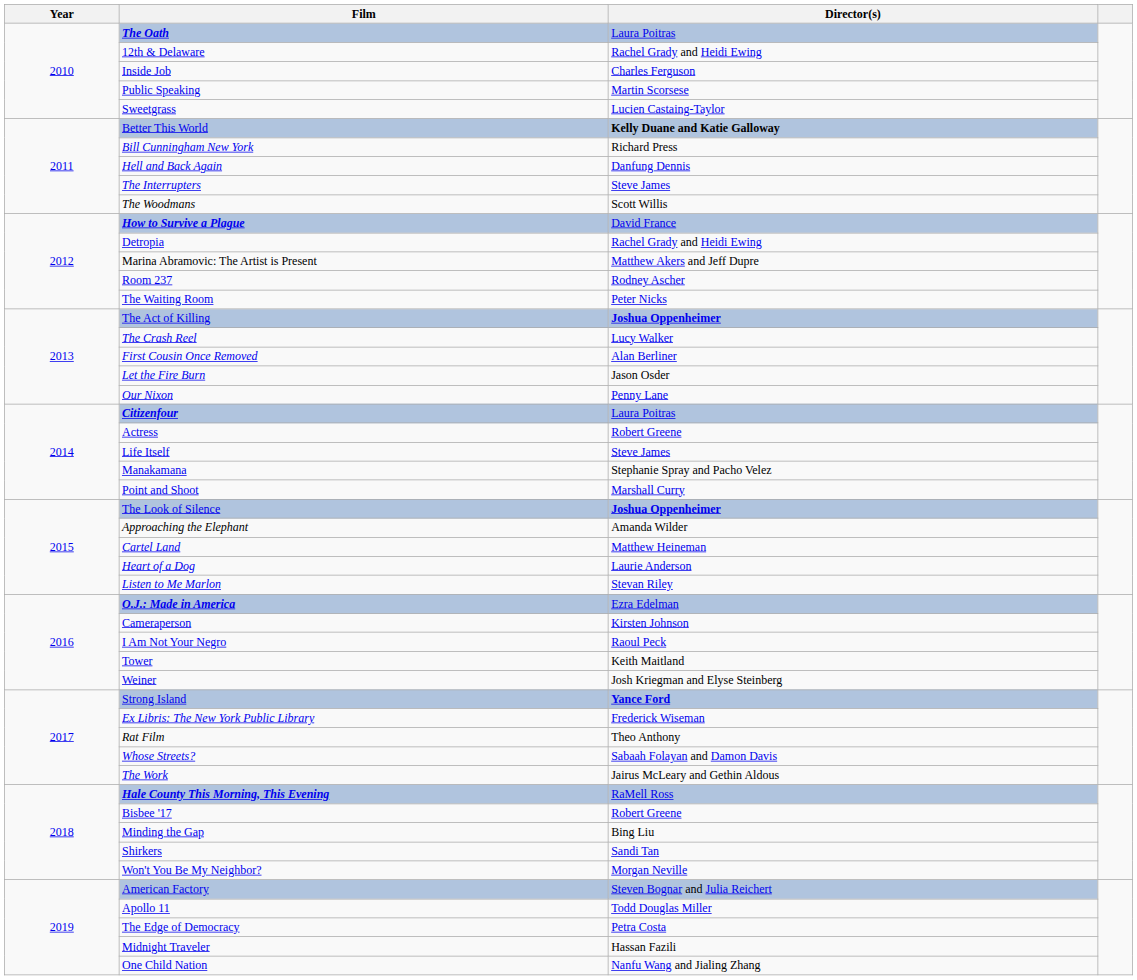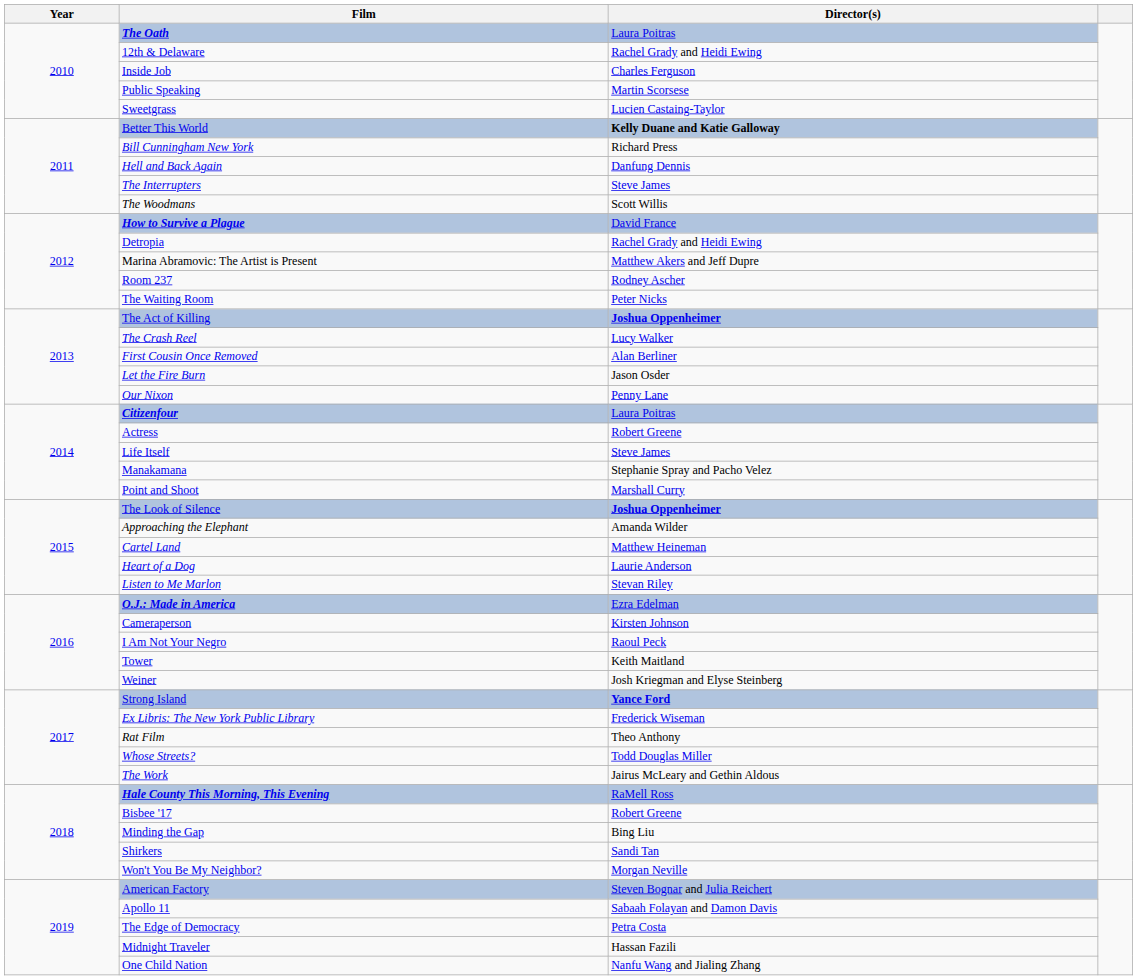(694, 756) Sabaah Folayan and Damon Davis -> (661, 756) Todd Douglas Miller
(661, 908) Todd Douglas Miller -> (694, 908) Sabaah Folayan and Damon Davis
